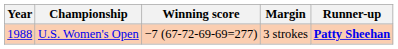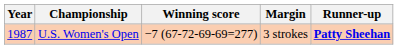(20, 34) 1988 -> (20, 34) 1987
